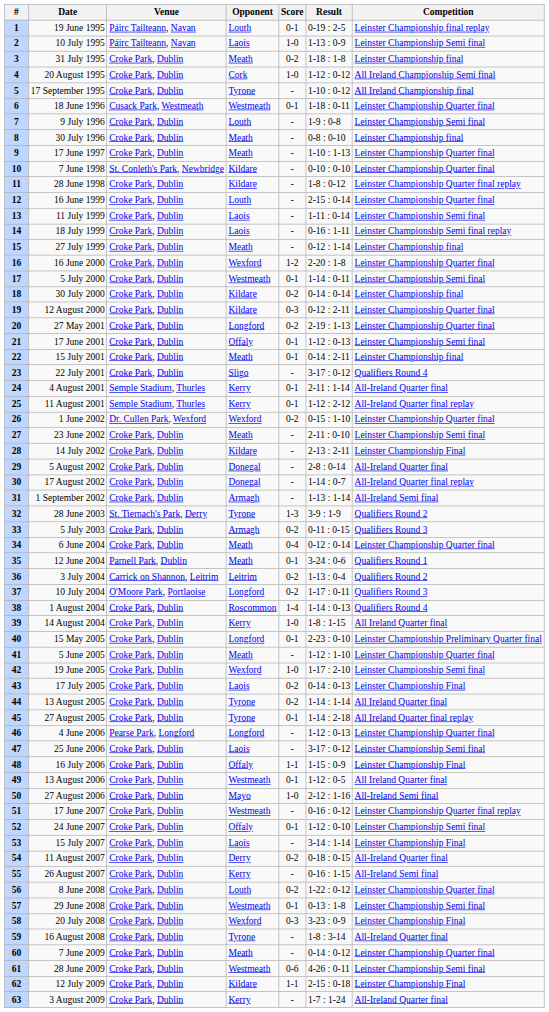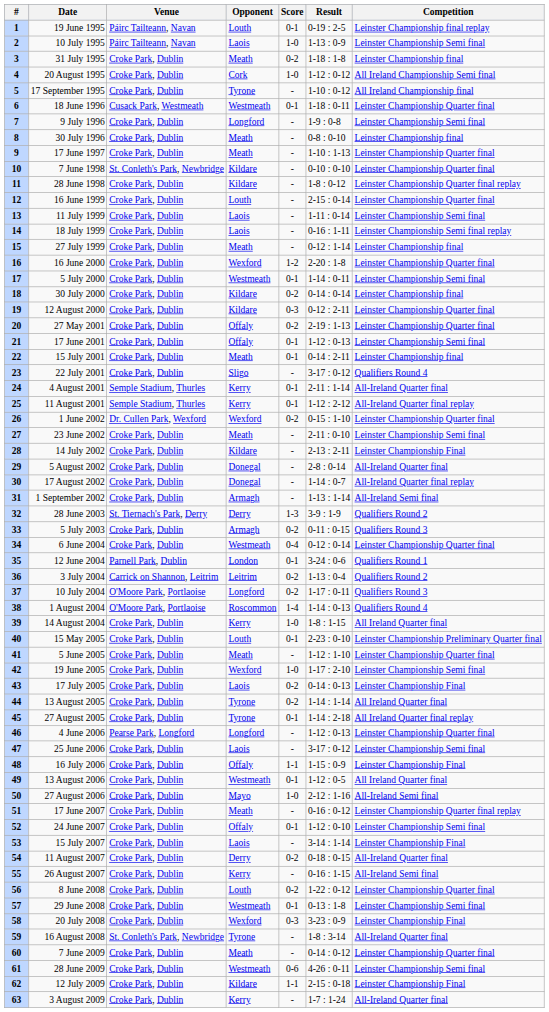(240, 122) Louth -> (246, 122) Longford
(246, 326) Longford -> (241, 326) Offaly
(242, 514) Tyrone -> (240, 514) Derry
(241, 545) Meath -> (249, 545) Westmeath
(241, 561) Meath -> (243, 561) London
(146, 608) Croke Park, Dublin -> (157, 608) O'Moore Park, Portlaoise
(246, 639) Longford -> (240, 639) Louth
(249, 812) Westmeath -> (241, 812) Meath
(146, 937) Croke Park, Dublin -> (167, 937) St. Conleth's Park, Newbridge
